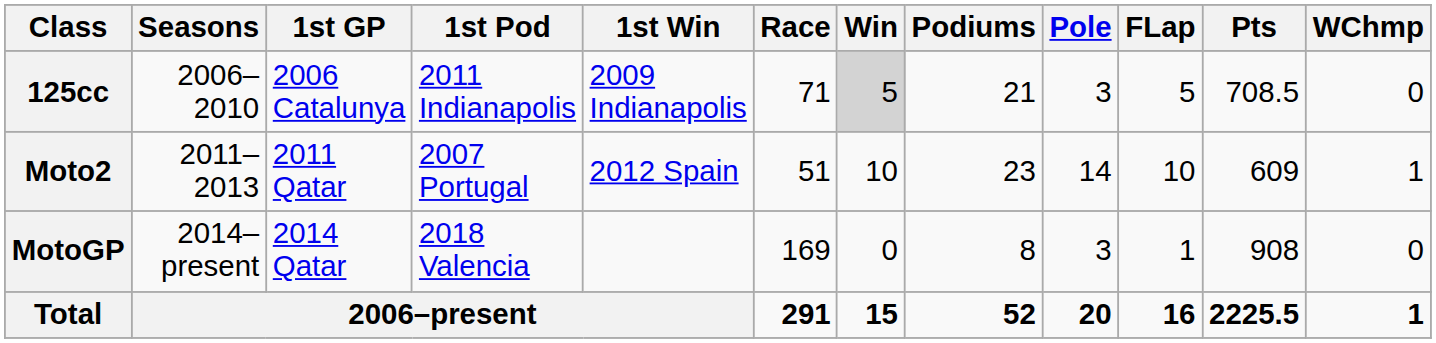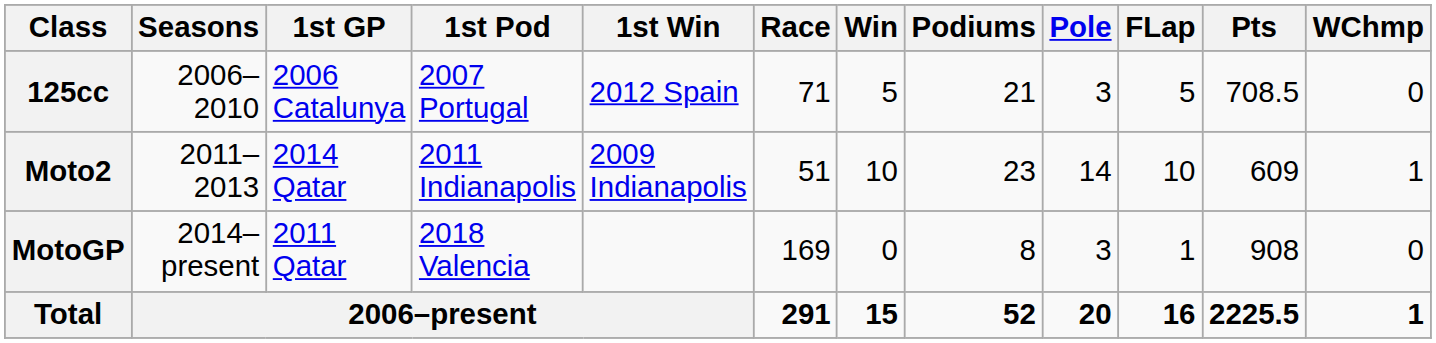(497, 91) 2011 Indianapolis -> (474, 91) 2007 Portugal
(668, 91) 2009 Indianapolis -> (664, 91) 2012 Spain
(890, 91) lightgrey background -> (890, 91) no background
(310, 170) 2011 Qatar -> (310, 170) 2014 Qatar
(474, 170) 2007 Portugal -> (497, 170) 2011 Indianapolis
(664, 170) 2012 Spain -> (668, 170) 2009 Indianapolis
(310, 250) 2014 Qatar -> (310, 250) 2011 Qatar
